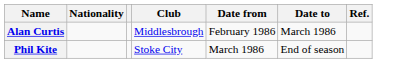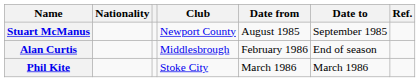+ row: (48, 31)
(308, 31) March 1986 -> (345, 49) End of season
(312, 49) End of season -> (341, 67) March 1986
